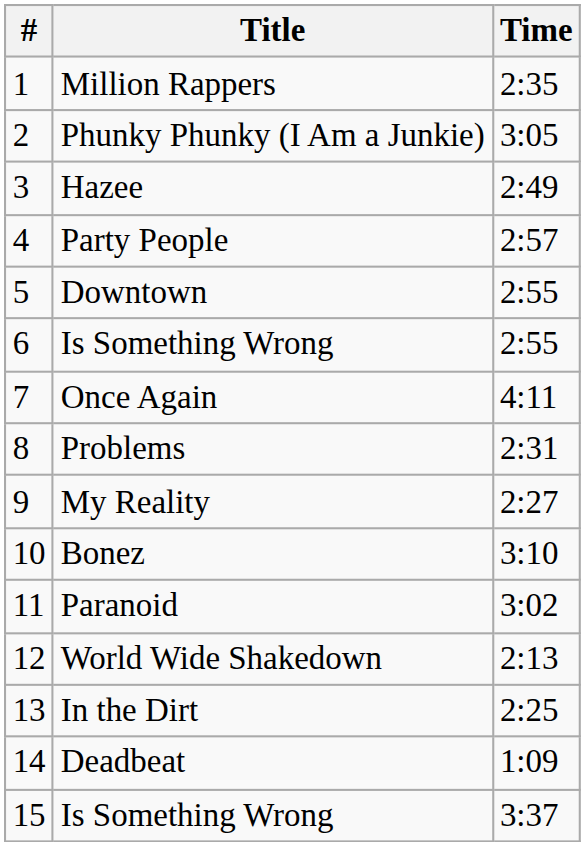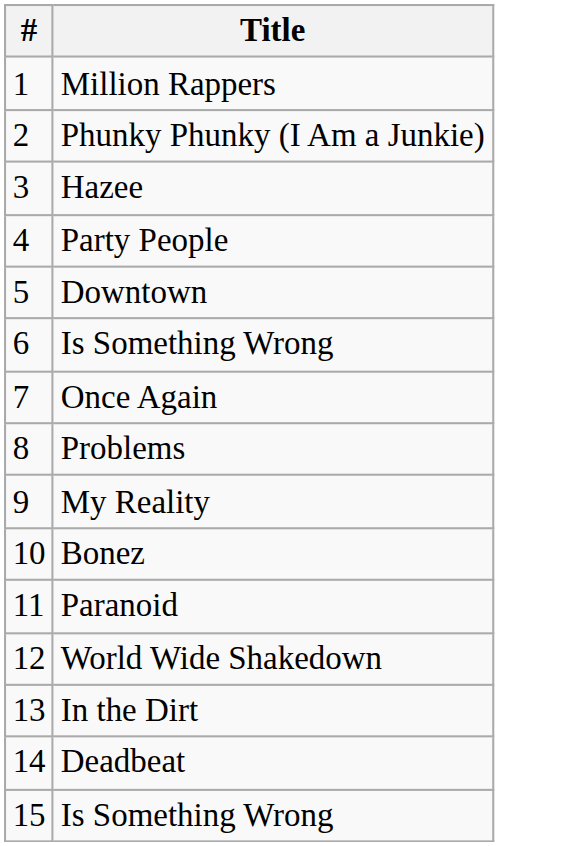- column: (536, 30)
